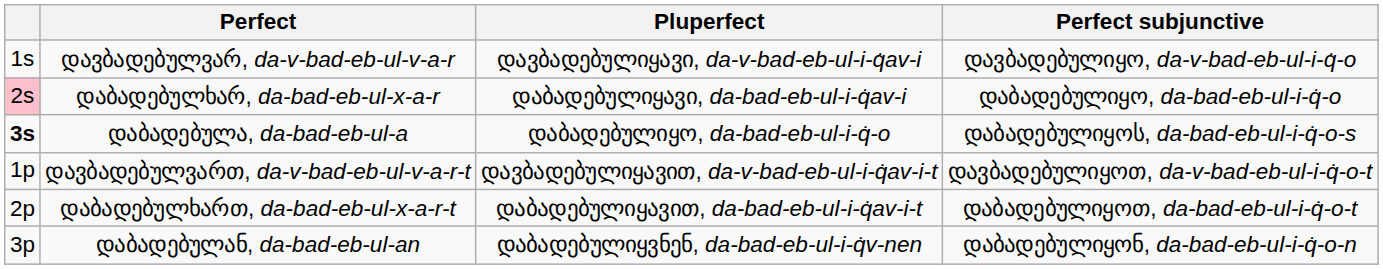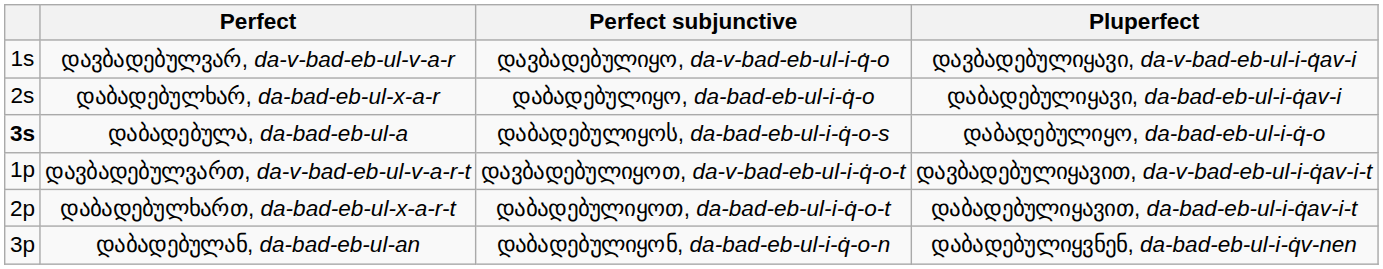columns swapped: (709, 22) <-> (1160, 22)
(22, 96) pink background -> (22, 96) no background
